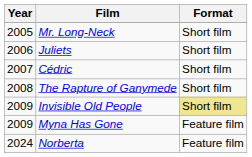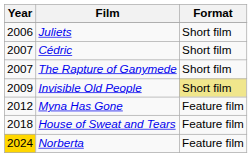- row: (77, 32)
(20, 87) 2008 -> (20, 69) 2007
(20, 124) 2009 -> (20, 106) 2012
+ row: (107, 124)
(20, 143) no background -> (20, 143) gold background
